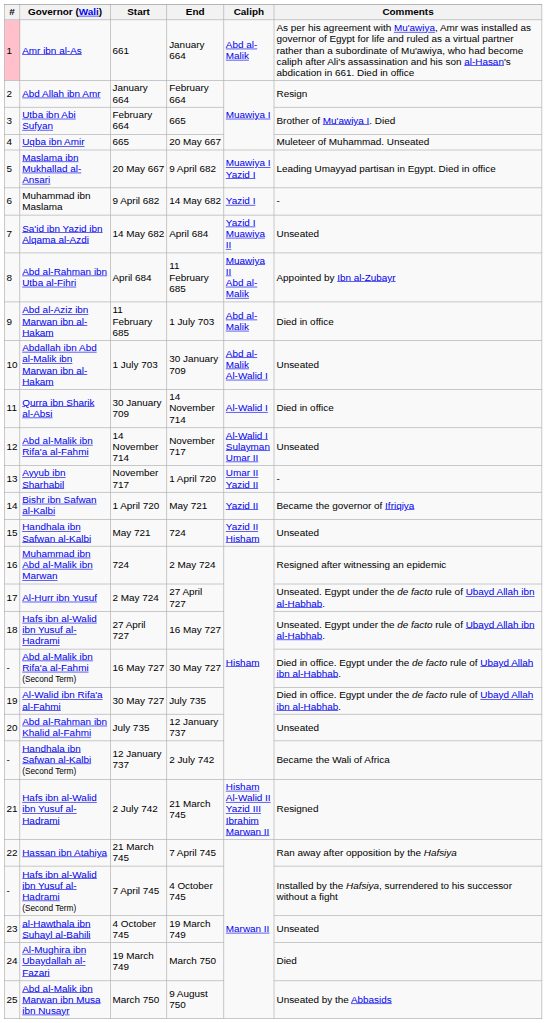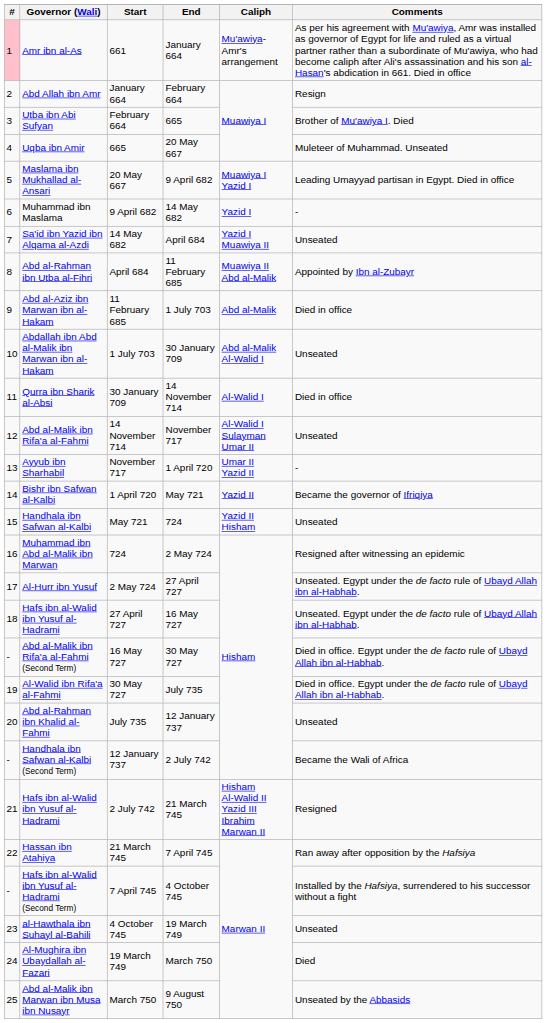(242, 50) Abd al-Malik -> (250, 50) Mu'awiya-Amr's arrangement
